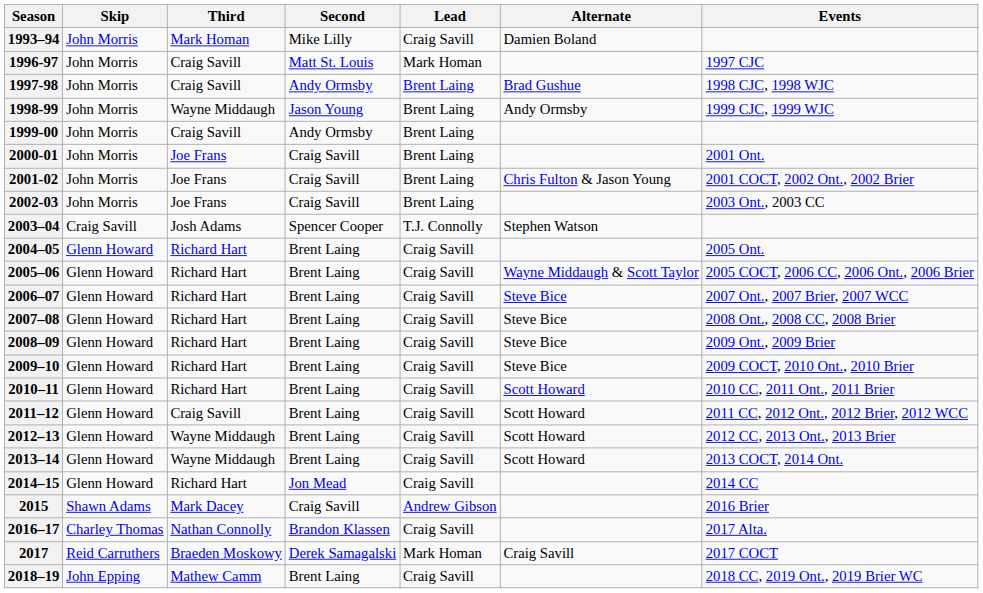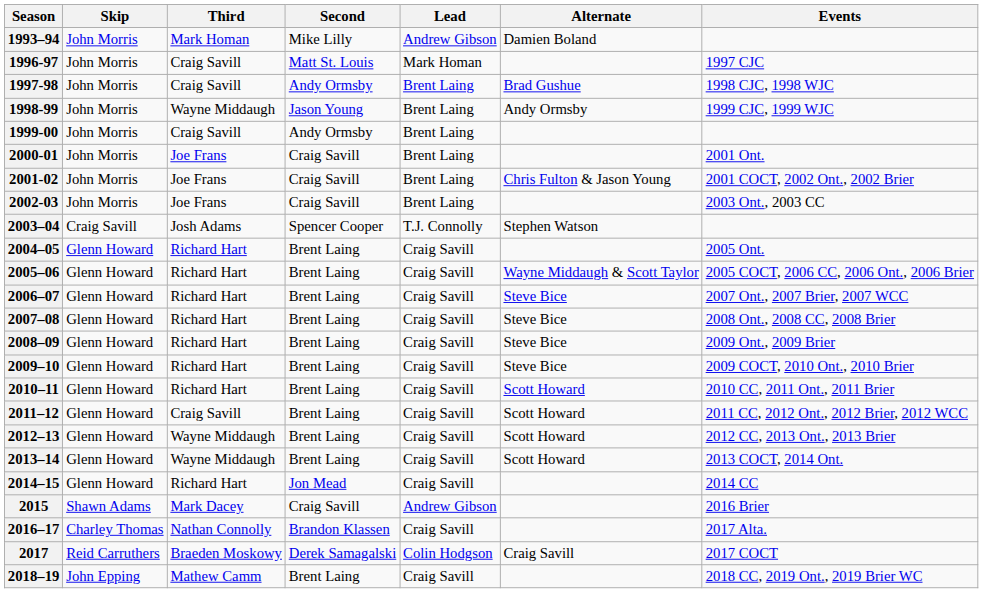(438, 39) Craig Savill -> (450, 39) Andrew Gibson
(443, 553) Mark Homan -> (448, 553) Colin Hodgson
